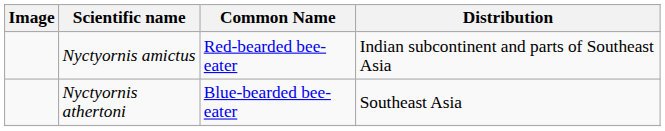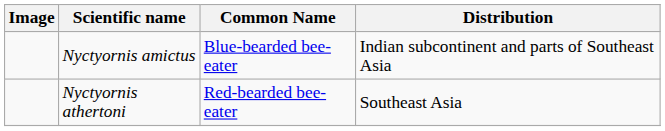(265, 55) Red-bearded bee-eater -> (267, 55) Blue-bearded bee-eater
(267, 102) Blue-bearded bee-eater -> (265, 102) Red-bearded bee-eater
